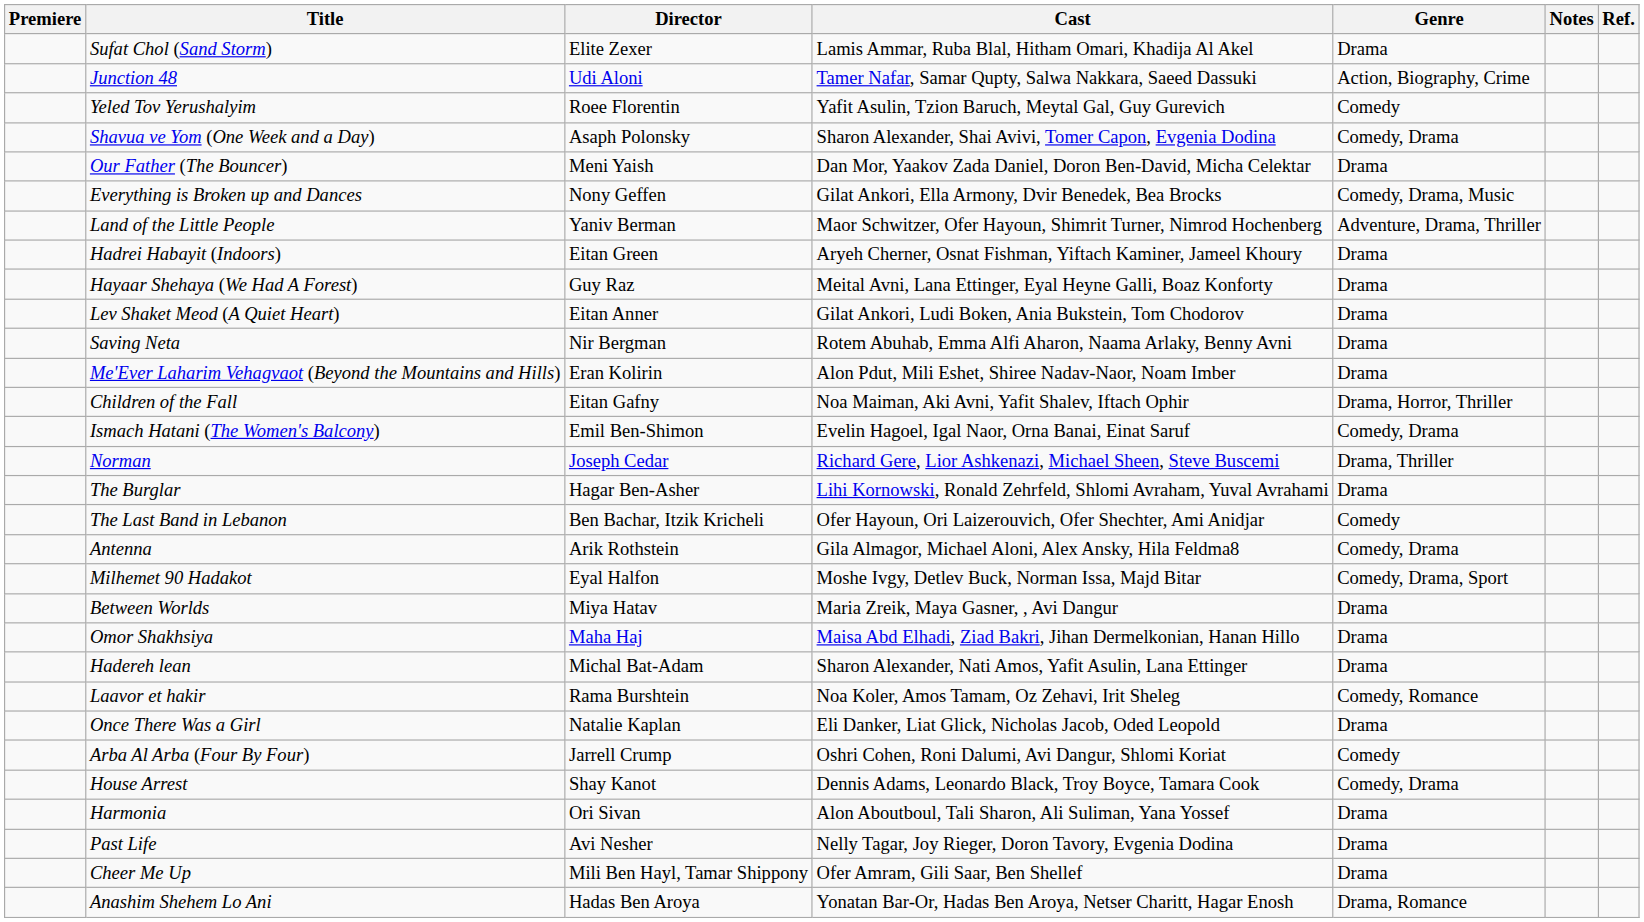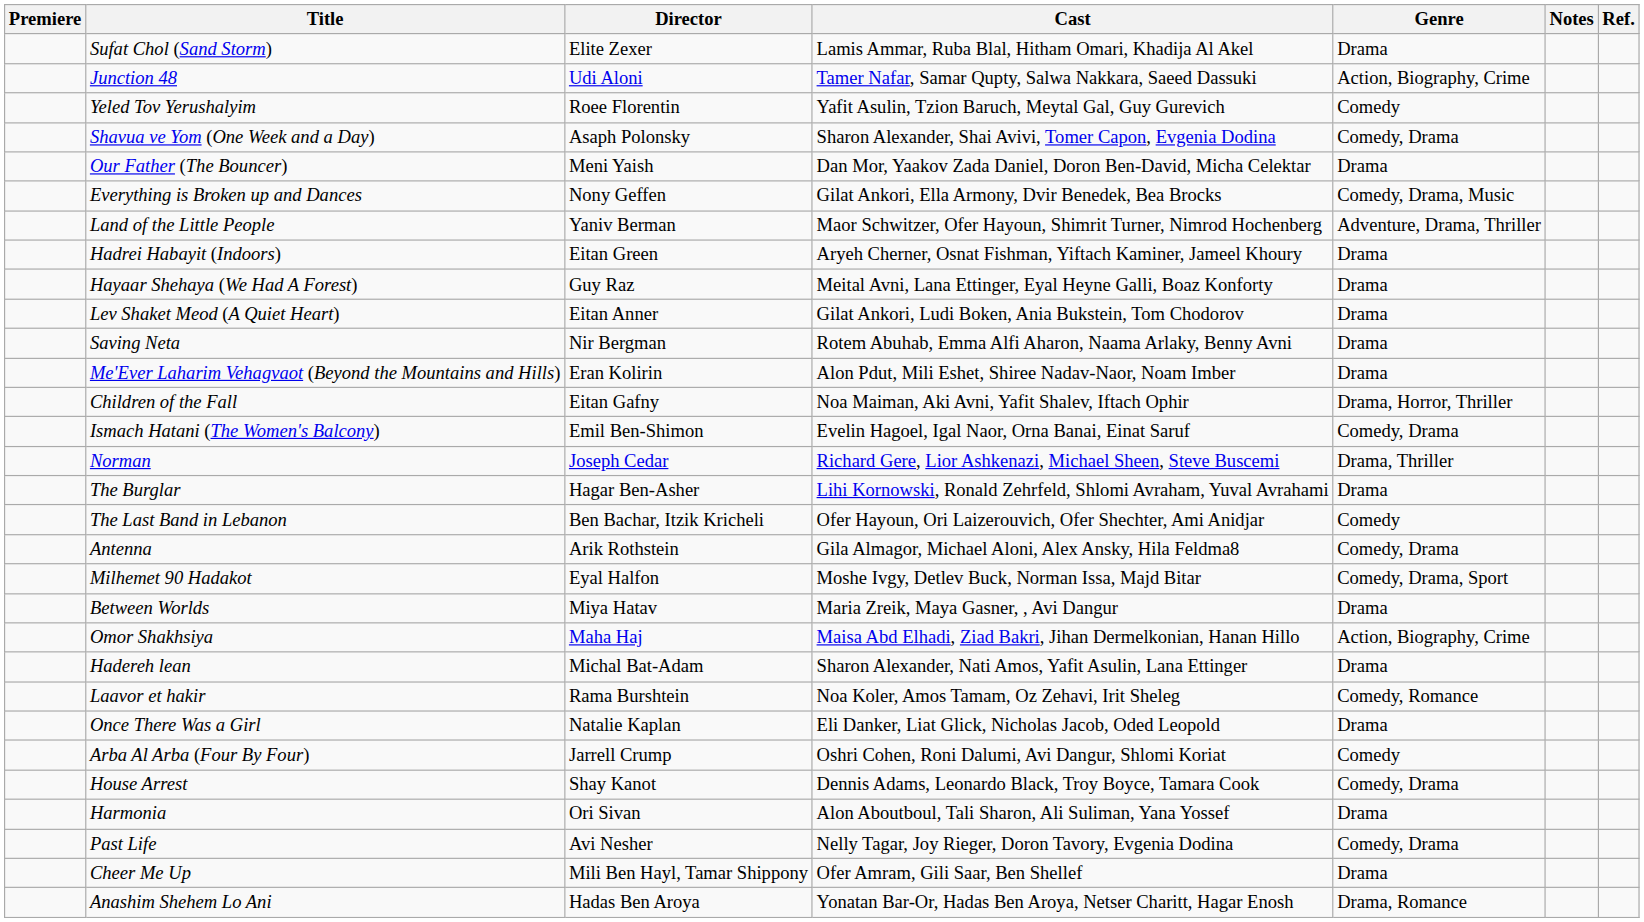(1362, 637) Drama -> (1433, 637) Action, Biography, Crime
(1362, 843) Drama -> (1398, 843) Comedy, Drama
